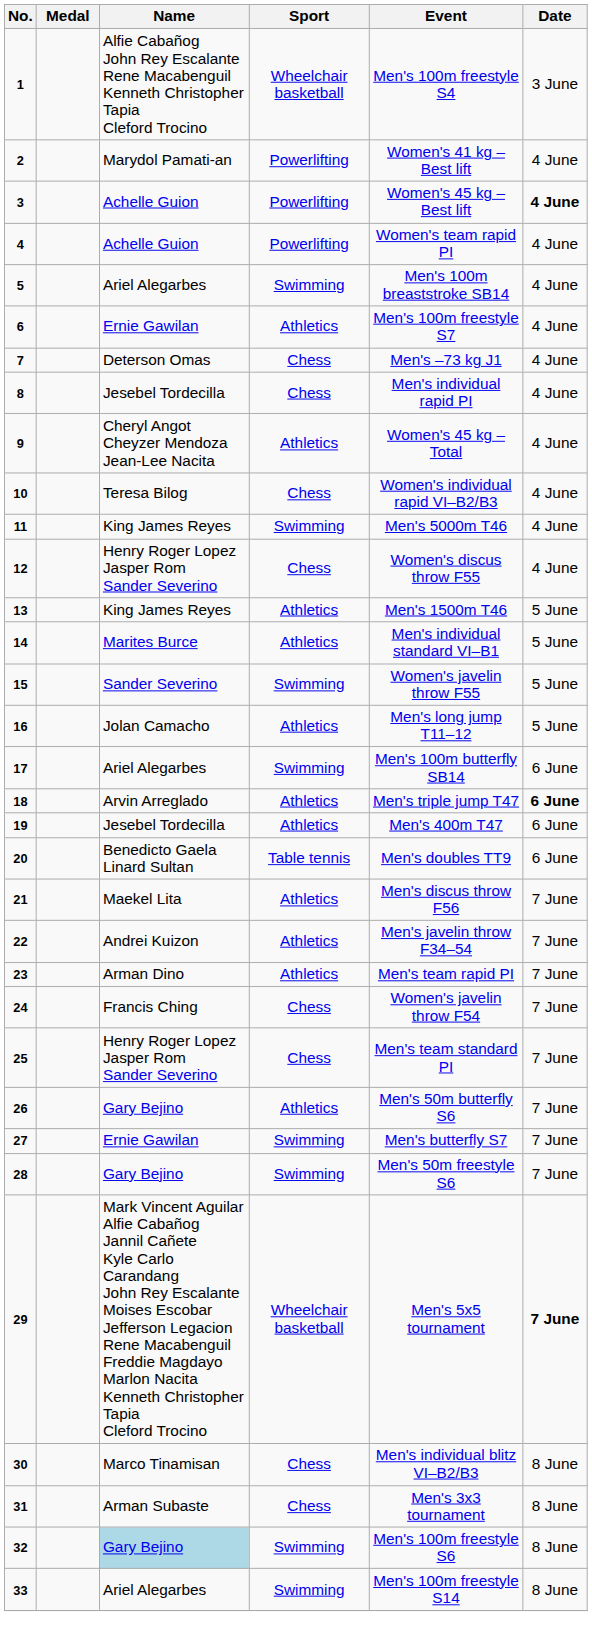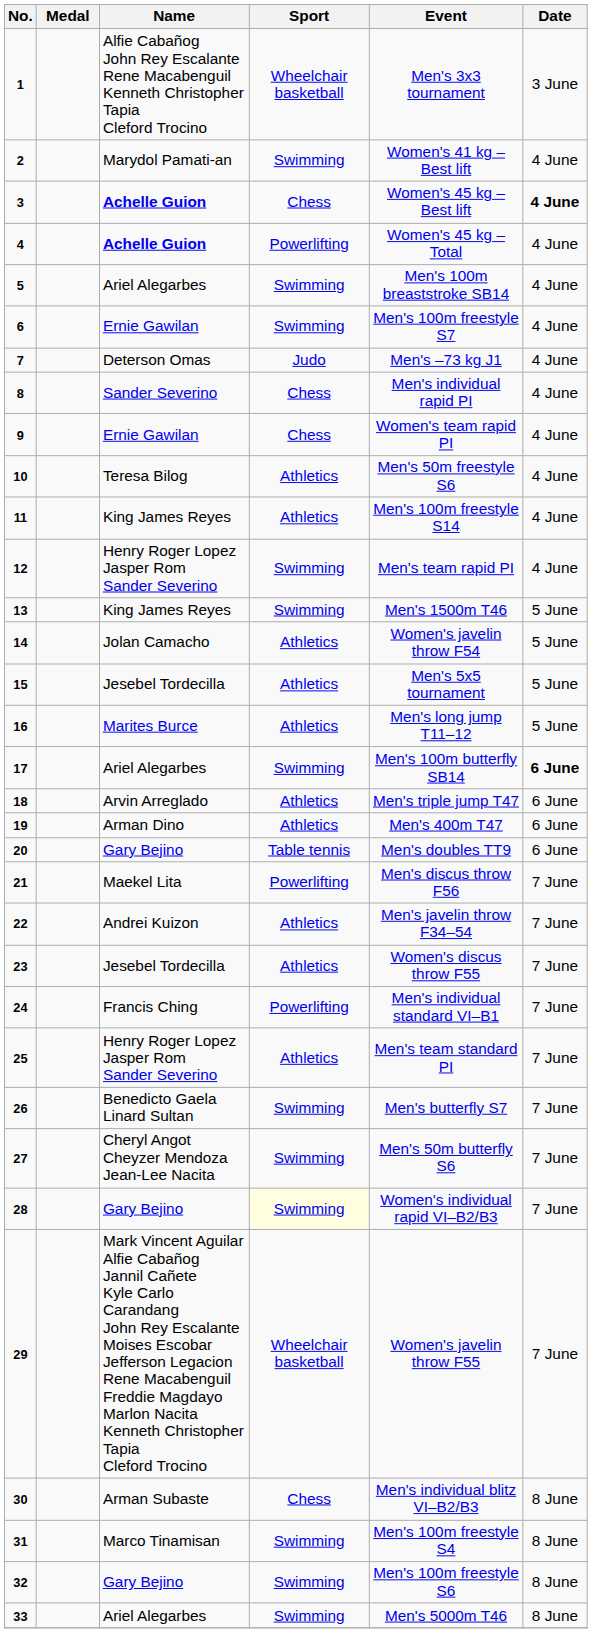(446, 84) Men's 100m freestyle S4 -> (446, 84) Men's 3x3 tournament
(309, 160) Powerlifting -> (309, 160) Swimming
(151, 202) normal -> (155, 202) bold
(309, 202) Powerlifting -> (309, 202) Chess
(151, 243) normal -> (155, 243) bold
(446, 243) Women's team rapid PI -> (446, 243) Women's 45 kg – Total
(309, 326) Athletics -> (309, 326) Swimming
(309, 360) Chess -> (309, 360) Judo
(164, 392) Jesebel Tordecilla -> (160, 392) Sander Severino
(165, 443) Cheryl Angot Cheyzer Mendoza Jean-Lee Nacita -> (151, 434) Ernie Gawilan
(309, 443) Athletics -> (309, 434) Chess
(446, 443) Women's 45 kg – Total -> (446, 434) Women's team rapid PI
(309, 493) Chess -> (309, 476) Athletics
(446, 493) Women's individual rapid VI–B2/B3 -> (446, 476) Men's 50m freestyle S6
(309, 526) Swimming -> (309, 517) Athletics
(446, 526) Men's 5000m T46 -> (446, 517) Men's 100m freestyle S14
(309, 568) Chess -> (309, 568) Swimming
(446, 568) Women's discus throw F55 -> (446, 568) Men's team rapid PI
(309, 609) Athletics -> (309, 609) Swimming
(150, 642) Marites Burce -> (156, 642) Jolan Camacho
(446, 642) Men's individual standard VI–B1 -> (446, 642) Women's javelin throw F54
(160, 684) Sander Severino -> (164, 684) Jesebel Tordecilla
(309, 684) Swimming -> (309, 684) Athletics
(446, 684) Women's javelin throw F55 -> (446, 684) Men's 5x5 tournament
(156, 726) Jolan Camacho -> (150, 726) Marites Burce
(555, 767) normal -> (555, 767) bold
(555, 800) bold -> (555, 800) normal
(164, 825) Jesebel Tordecilla -> (143, 825) Arman Dino
(160, 858) Benedicto Gaela Linard Sultan -> (143, 849) Gary Bejino
(309, 899) Athletics -> (309, 882) Powerlifting
(143, 974) Arman Dino -> (164, 965) Jesebel Tordecilla
(446, 974) Men's team rapid PI -> (446, 965) Women's discus throw F55
(309, 1007) Chess -> (309, 1007) Powerlifting
(446, 1007) Women's javelin throw F54 -> (446, 1007) Men's individual standard VI–B1
(309, 1057) Chess -> (309, 1057) Athletics
(143, 1107) Gary Bejino -> (160, 1107) Benedicto Gaela Linard Sultan
(309, 1107) Athletics -> (309, 1107) Swimming
(446, 1107) Men's 50m butterfly S6 -> (446, 1107) Men's butterfly S7
(151, 1140) Ernie Gawilan -> (165, 1158) Cheryl Angot Cheyzer Mendoza Jean-Lee Nacita
(446, 1140) Men's butterfly S7 -> (446, 1158) Men's 50m butterfly S6
(309, 1173) no background -> (309, 1208) lightyellow background
(446, 1173) Men's 50m freestyle S6 -> (446, 1208) Women's individual rapid VI–B2/B3
(446, 1319) Men's 5x5 tournament -> (446, 1353) Women's javelin throw F55
(555, 1319) bold -> (555, 1353) normal
(161, 1464) Marco Tinamisan -> (156, 1499) Arman Subaste
(156, 1506) Arman Subaste -> (161, 1540) Marco Tinamisan
(309, 1506) Chess -> (309, 1540) Swimming
(446, 1506) Men's 3x3 tournament -> (446, 1540) Men's 100m freestyle S4
(143, 1547) lightblue background -> (143, 1582) no background
(446, 1589) Men's 100m freestyle S14 -> (446, 1615) Men's 5000m T46
